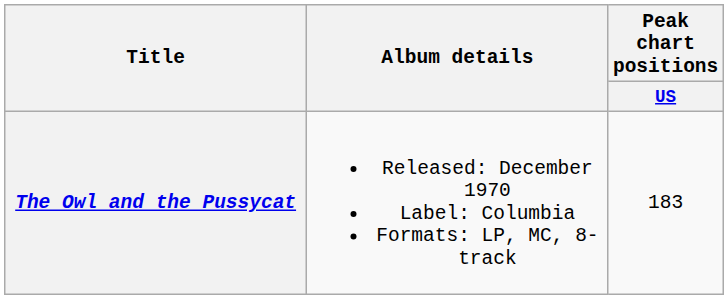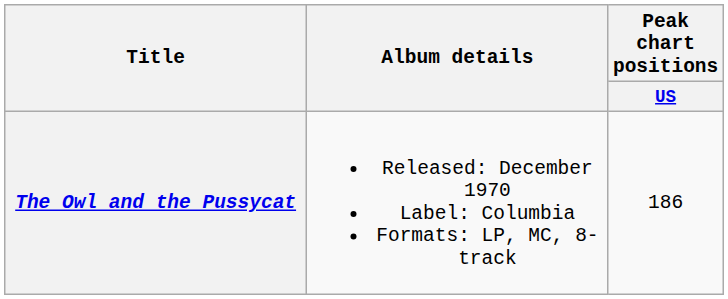(666, 203) 183 -> (666, 203) 186
